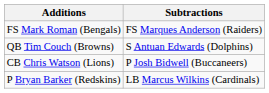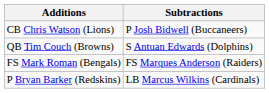rows swapped: (64, 29) <-> (60, 63)
